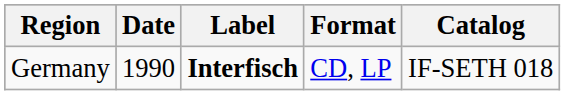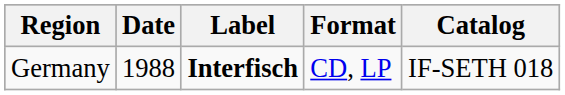(149, 67) 1990 -> (149, 67) 1988
